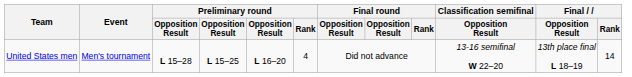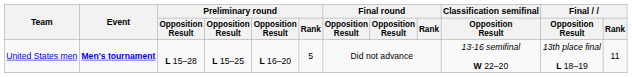(116, 57) normal -> (118, 57) bold
(306, 57) 4 -> (311, 57) 5
(610, 57) 14 -> (615, 57) 11
